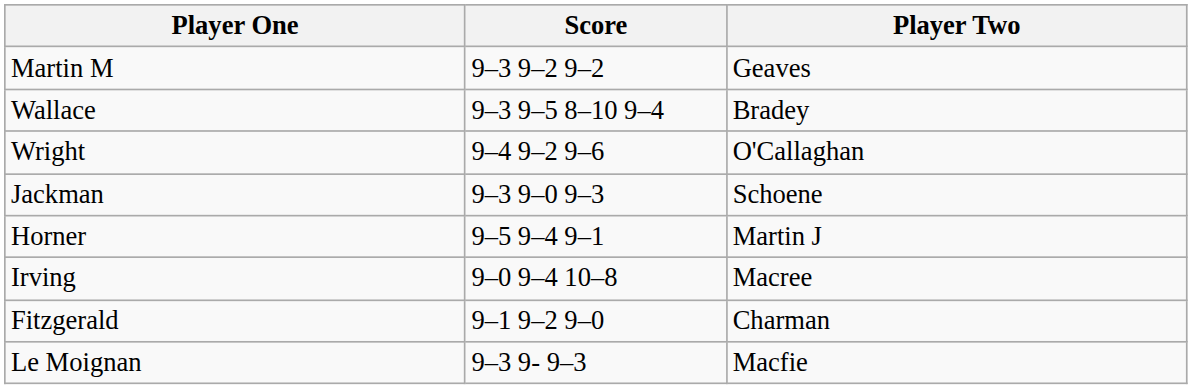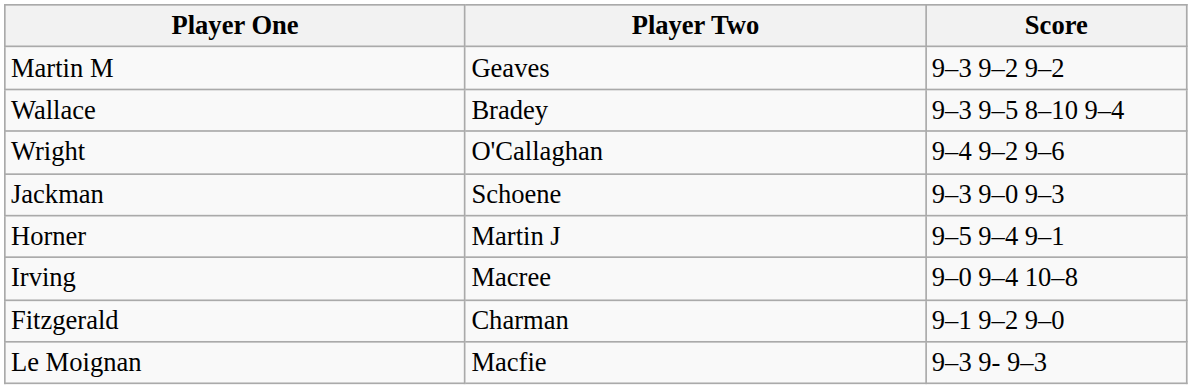columns swapped: (957, 25) <-> (596, 25)
